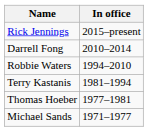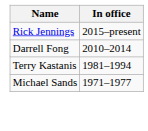- row: (39, 65)
- row: (42, 100)
